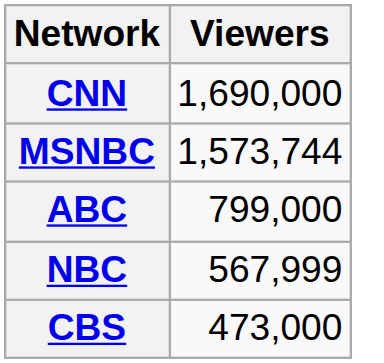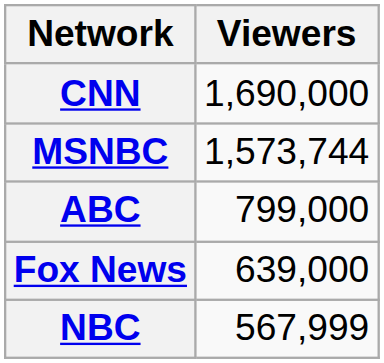+ row: (100, 269)
- row: (87, 328)
